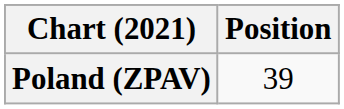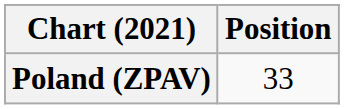(278, 77) 39 -> (278, 77) 33
